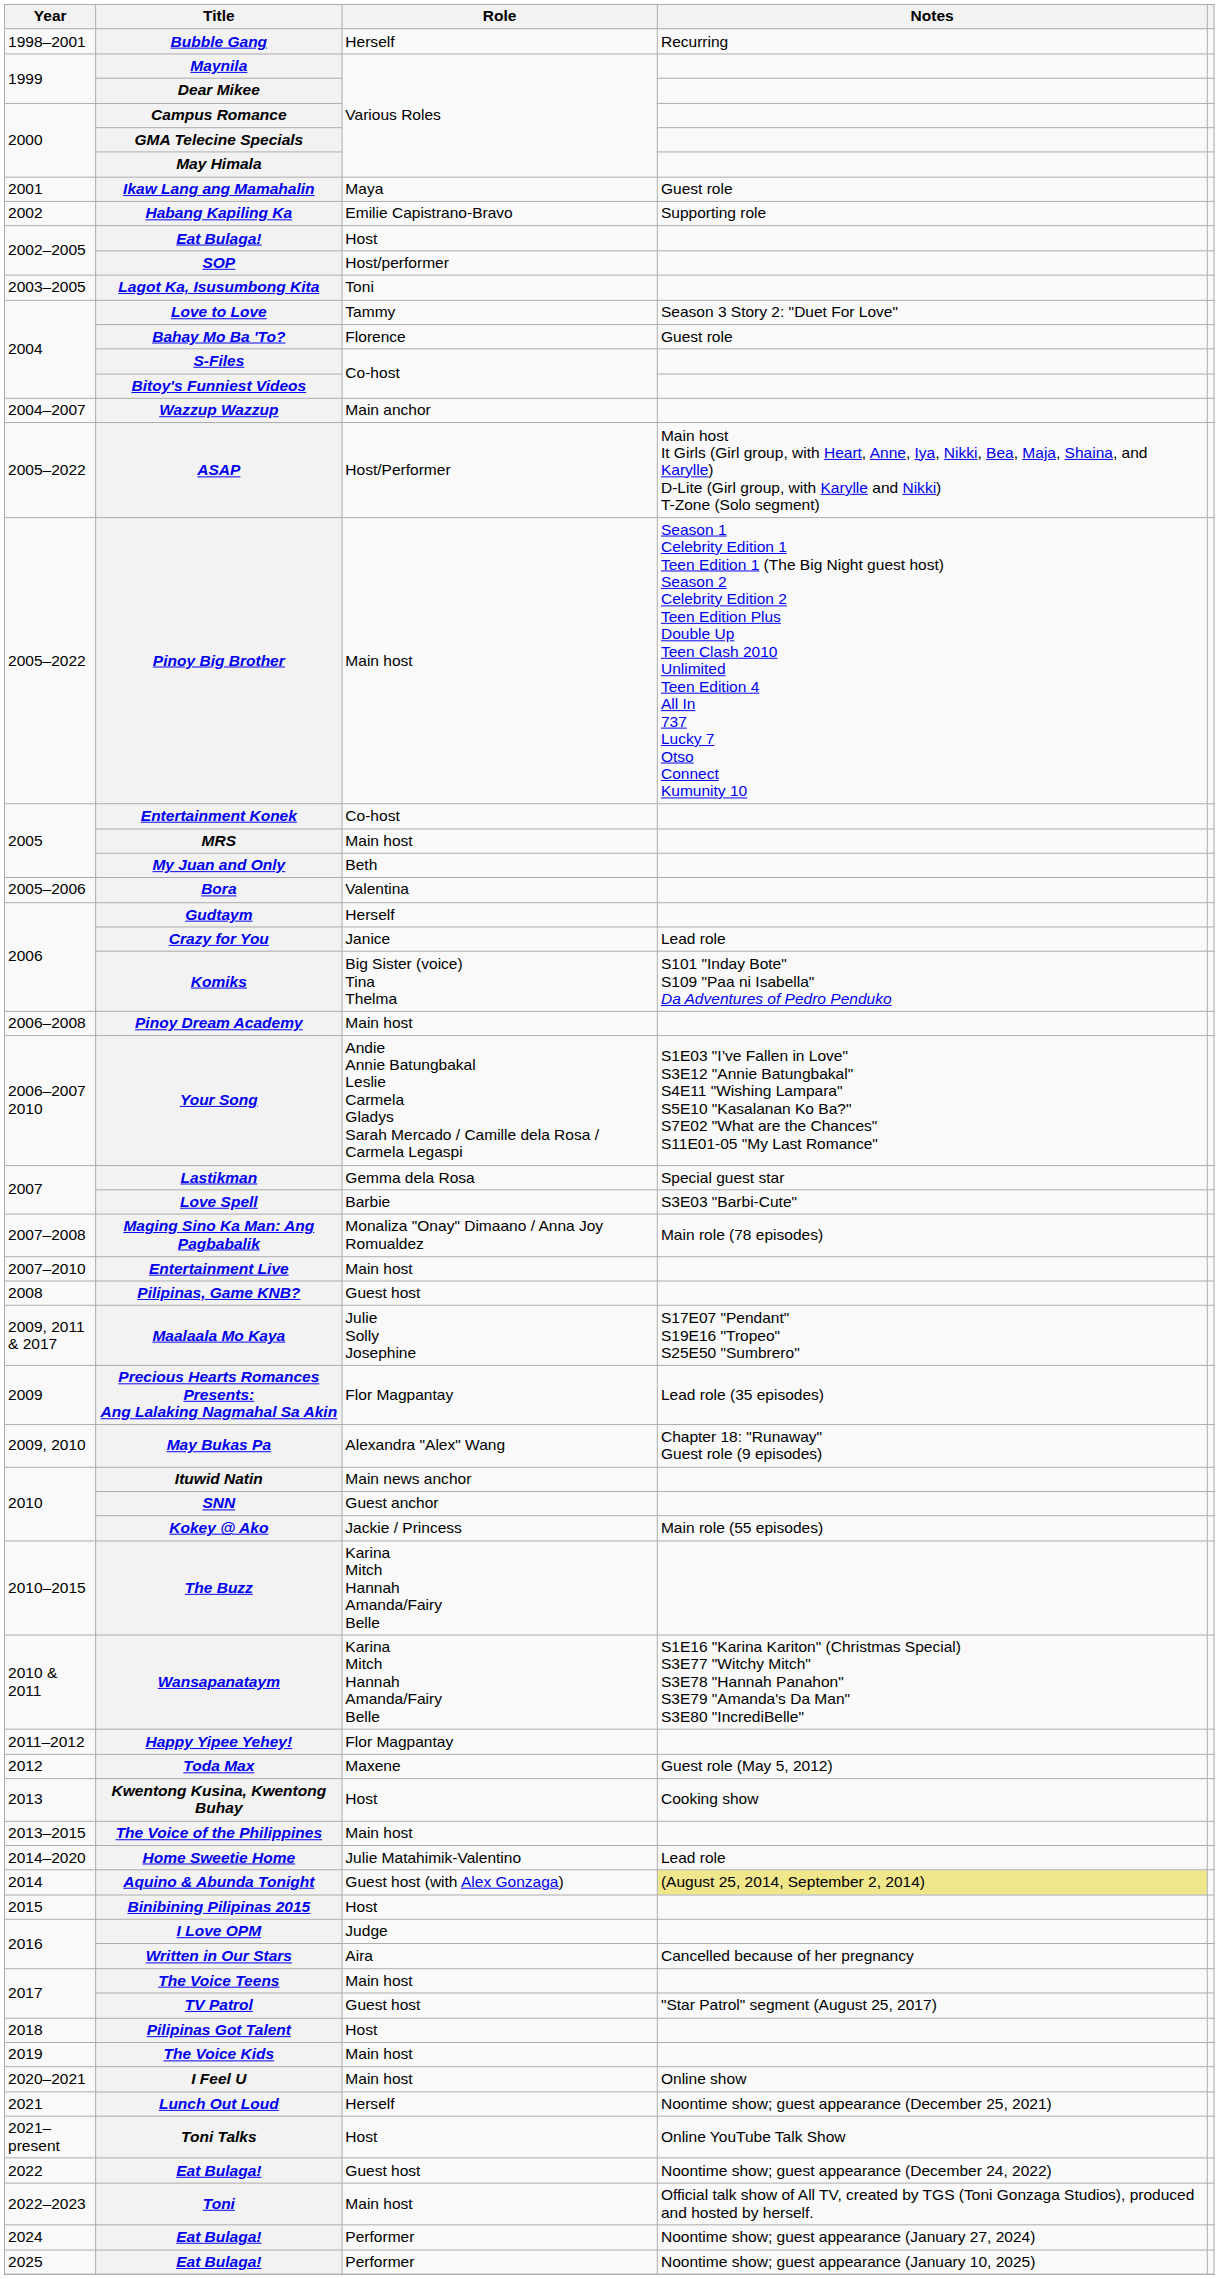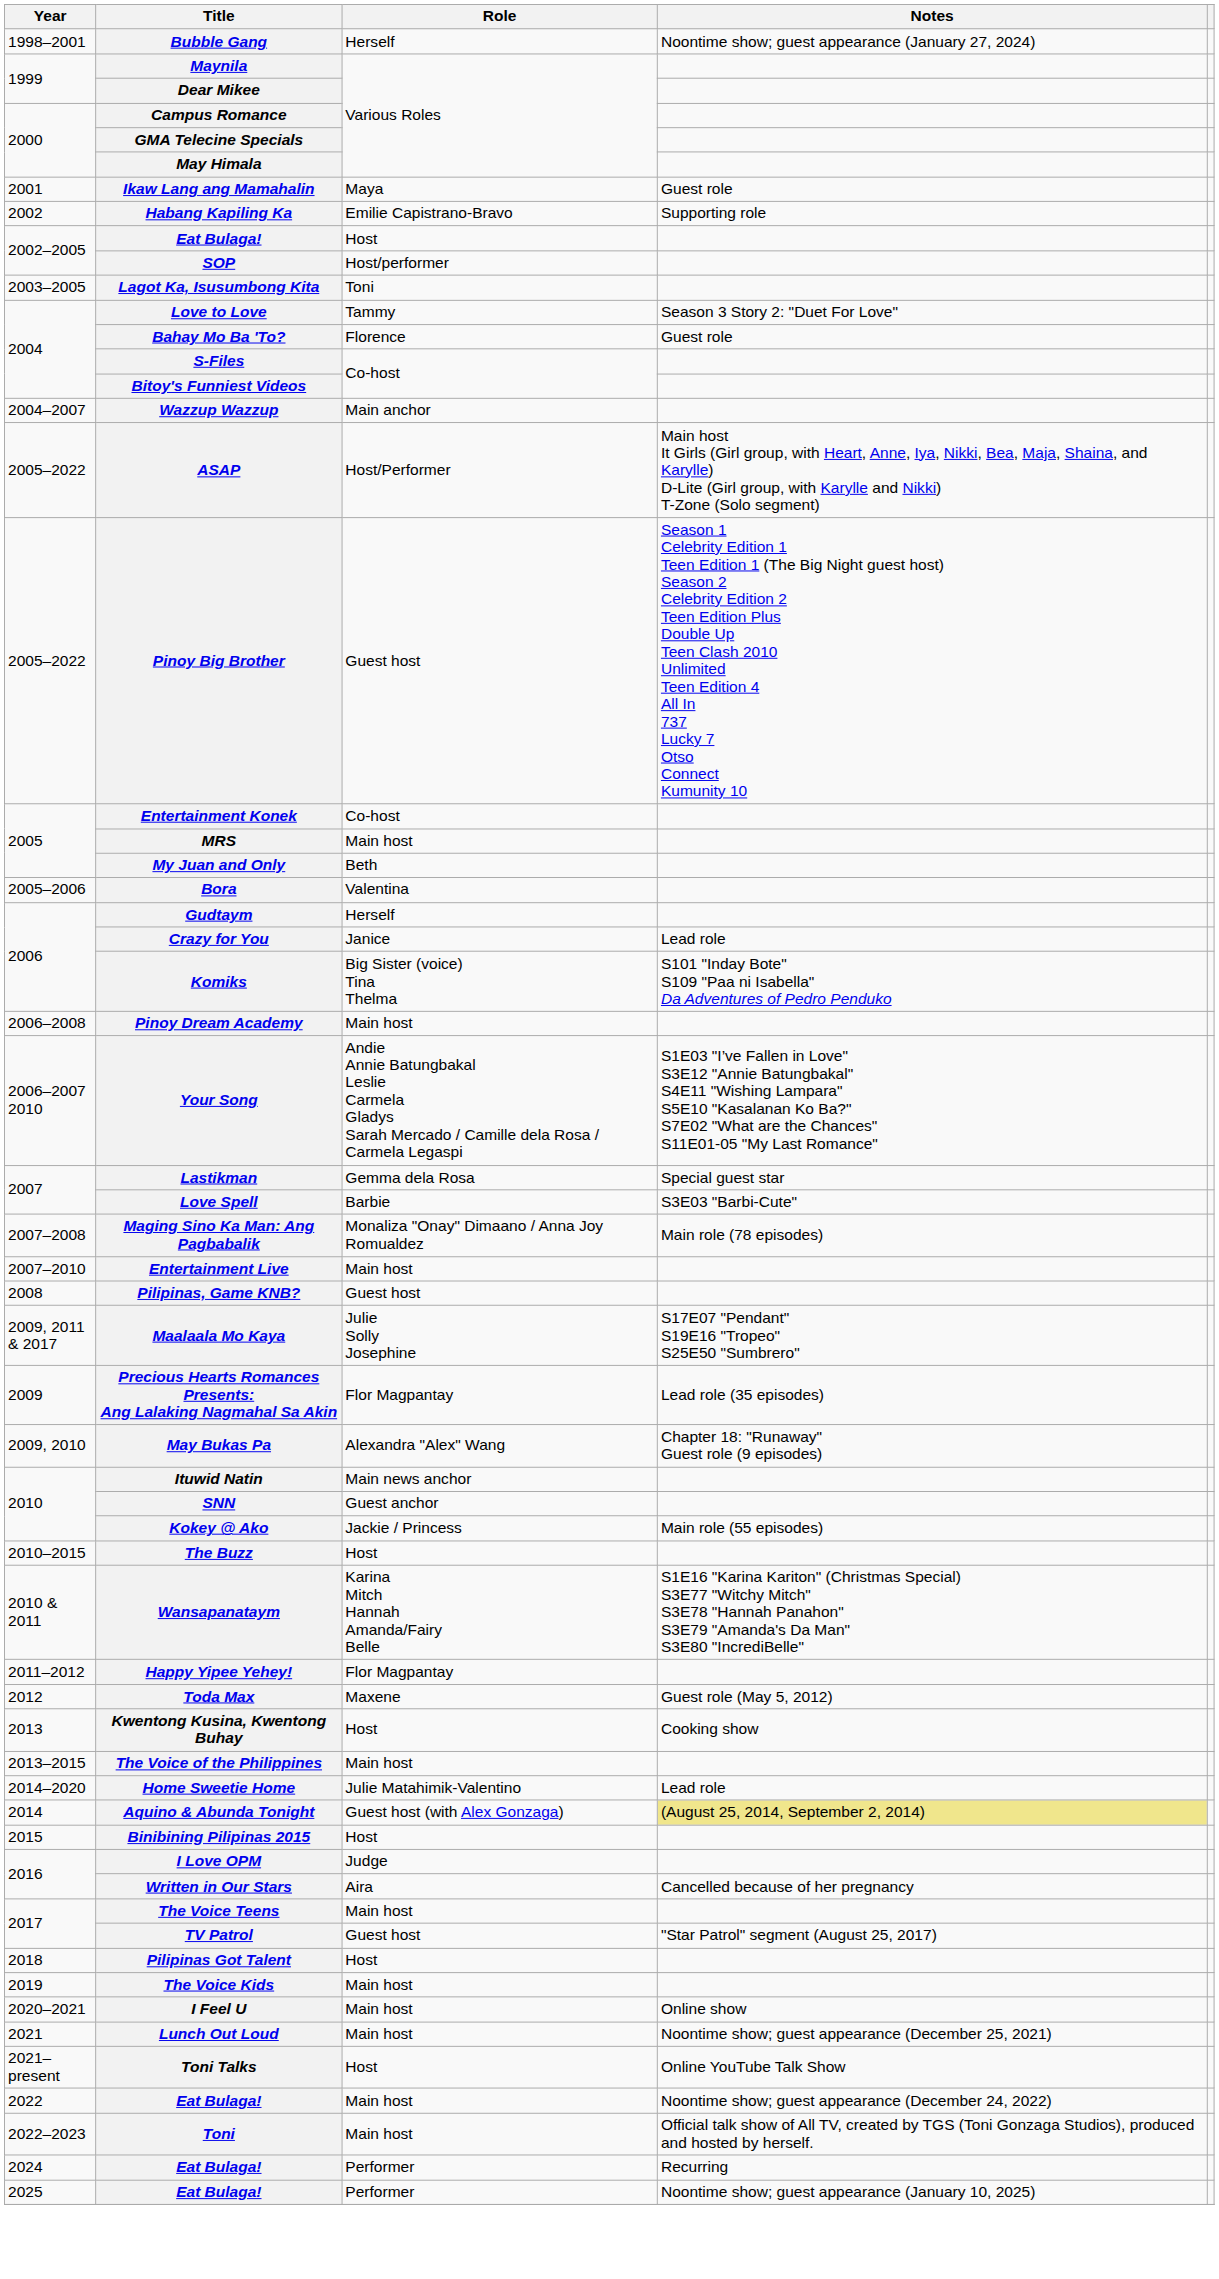(695, 41) Recurring -> (848, 41) Noontime show; guest appearance (January 27, 2024)
(379, 660) Main host -> (383, 660) Guest host
(394, 1587) Karina Mitch Hannah Amanda/Fairy Belle -> (361, 1552) Host
(370, 2103) Herself -> (379, 2034) Main host
(383, 2170) Guest host -> (379, 2100) Main host
(848, 2237) Noontime show; guest appearance (January 27, 2024) -> (695, 2167) Recurring
